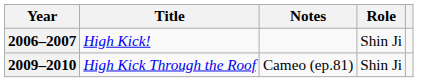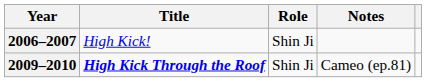columns swapped: (381, 16) <-> (308, 16)
(170, 64) normal -> (174, 64) bold
